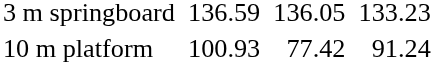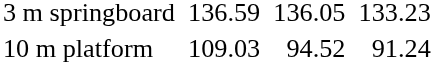(224, 48) 100.93 -> (224, 48) 109.03
(316, 48) 77.42 -> (316, 48) 94.52
